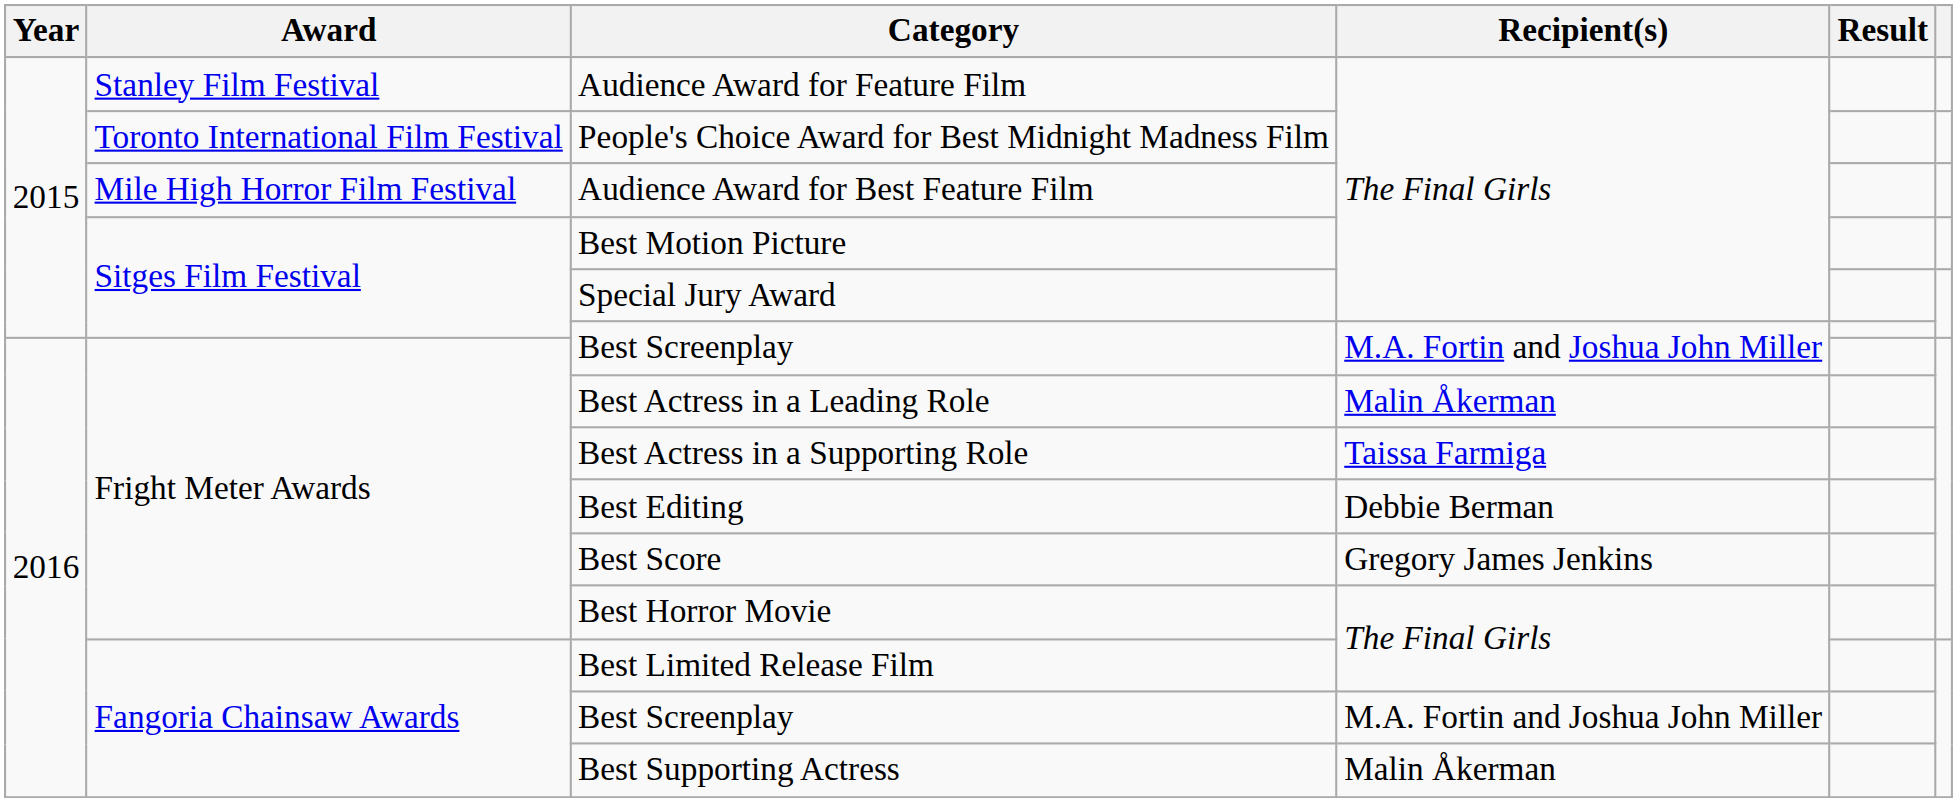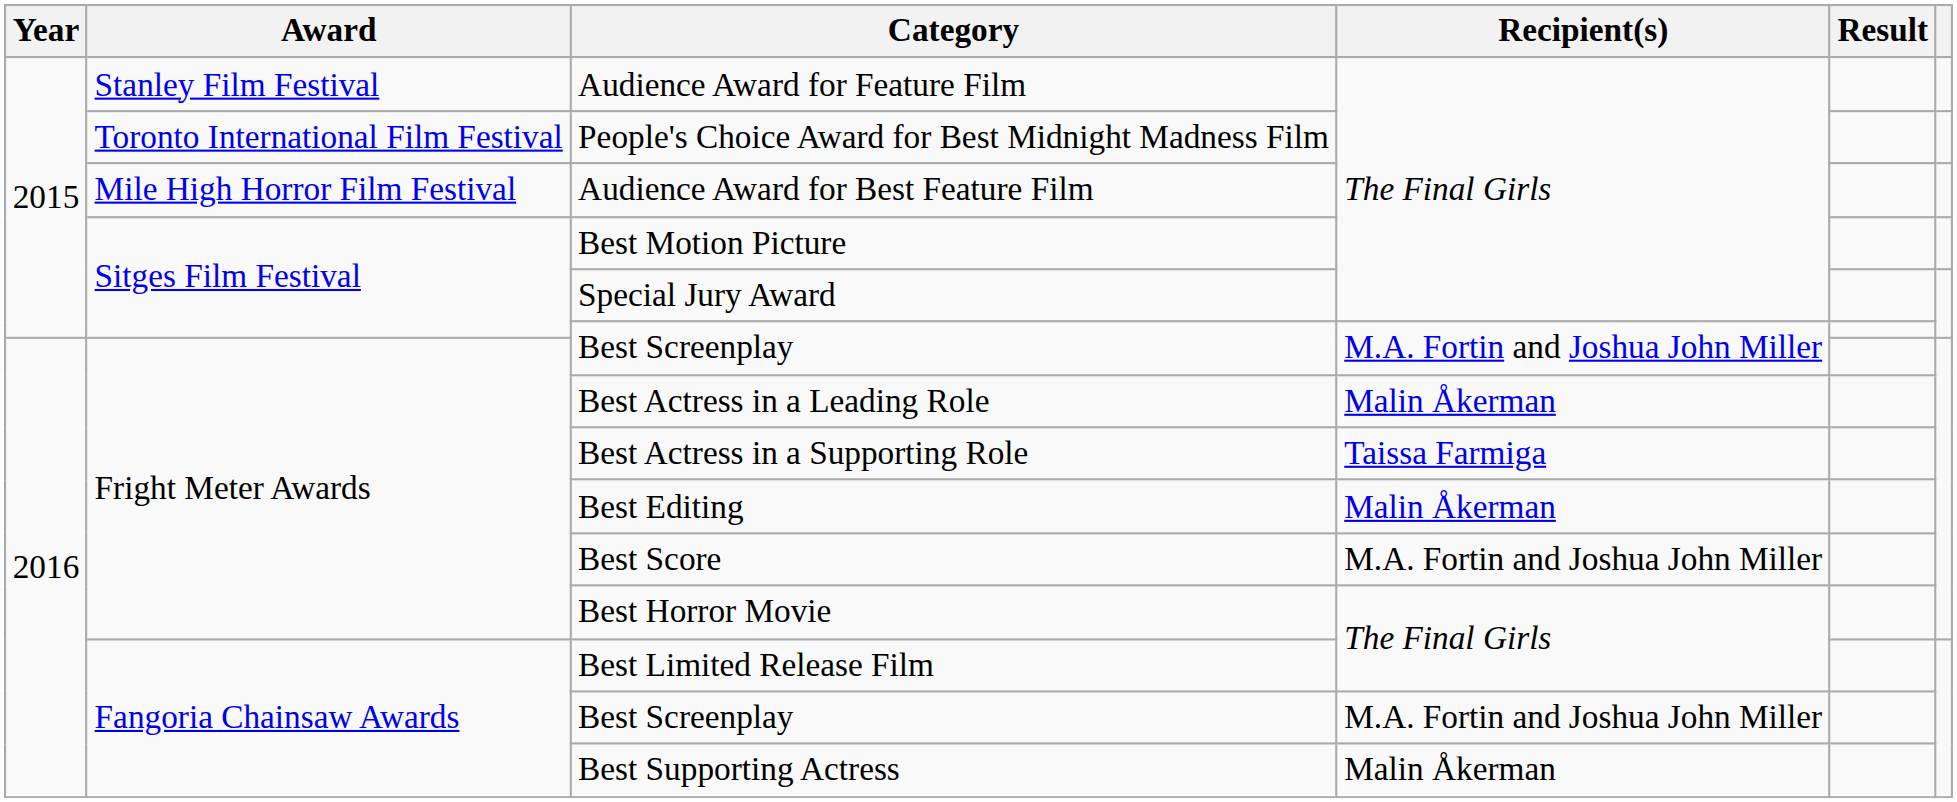(1449, 505) Debbie Berman -> (1450, 505) Malin Åkerman
(1499, 558) Gregory James Jenkins -> (1583, 558) M.A. Fortin and Joshua John Miller
